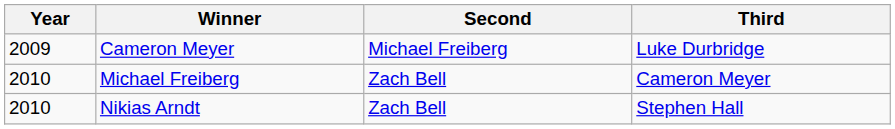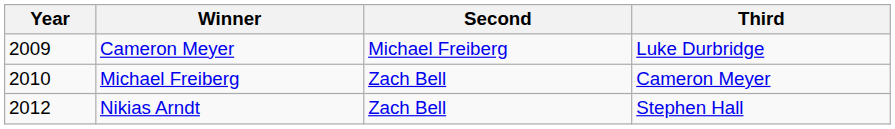(30, 108) 2010 -> (30, 108) 2012
